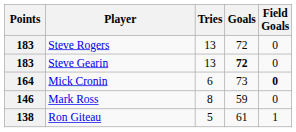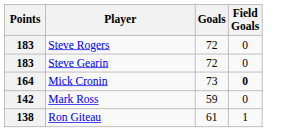- column: (210, 20)
(242, 63) bold -> (212, 63) normal
(25, 99) 146 -> (25, 99) 142
